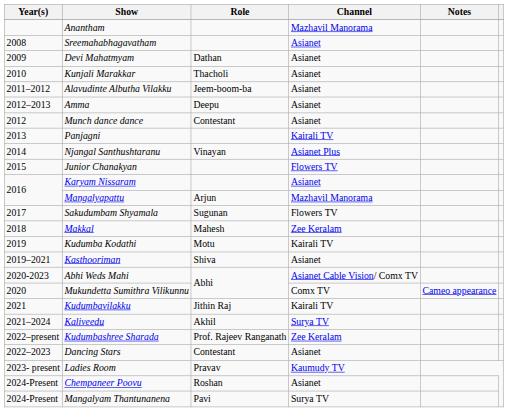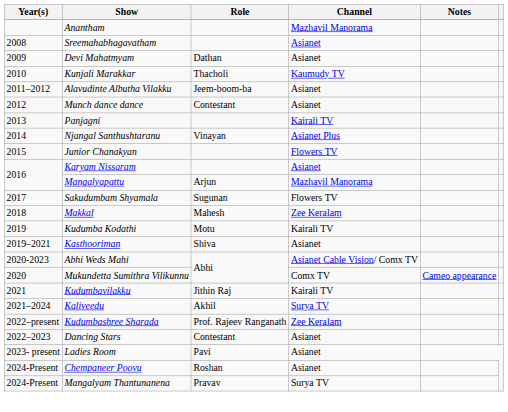(306, 74) Asianet -> (318, 74) Kaumudy TV
- row: (77, 105)
(207, 368) Pravav -> (202, 352) Pavi
(318, 368) Kaumudy TV -> (306, 352) Asianet
(202, 399) Pavi -> (207, 383) Pravav
